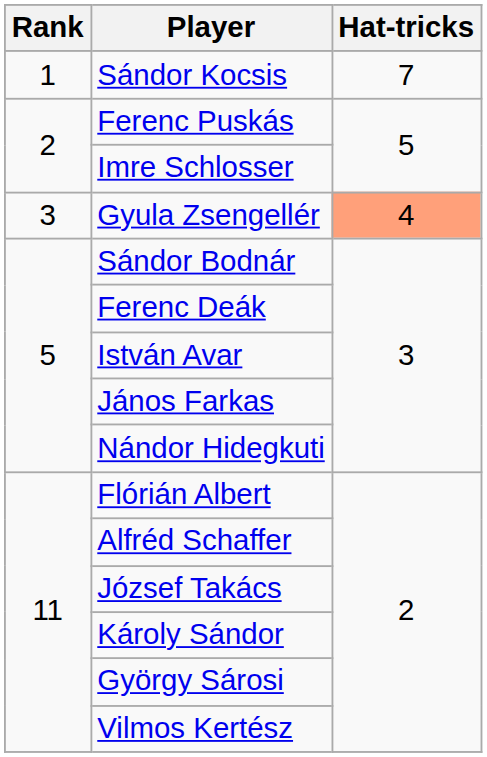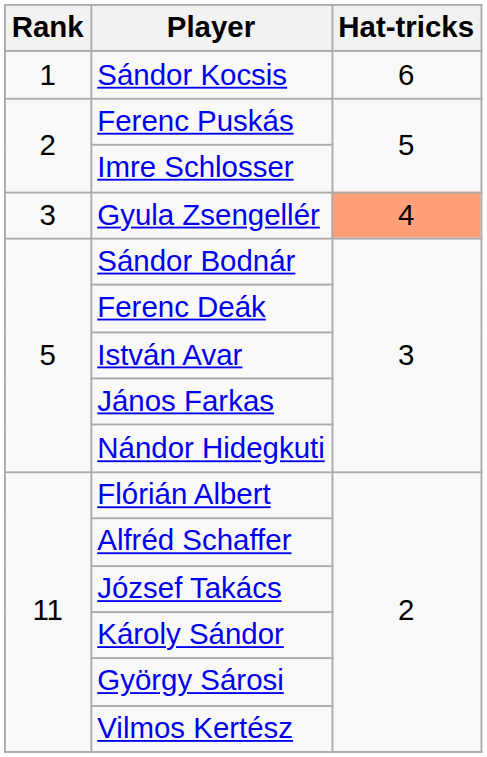(406, 74) 7 -> (406, 74) 6
